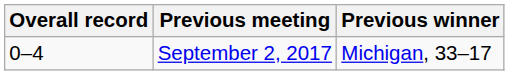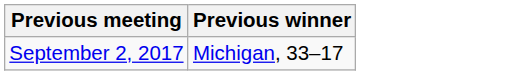- column: (79, 20)
